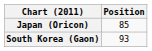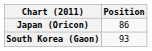(124, 25) 85 -> (124, 25) 86
